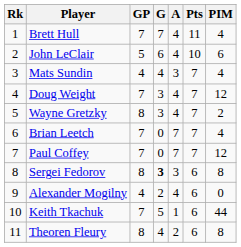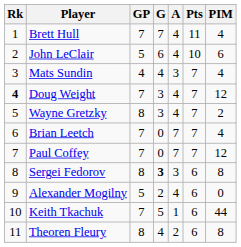(15, 93) normal -> (15, 93) bold
(141, 192) 4 -> (141, 192) 5
